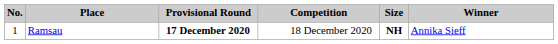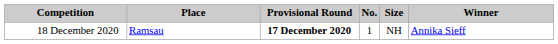columns swapped: (15, 13) <-> (319, 13)
(394, 30) bold -> (394, 30) normal
